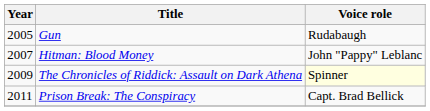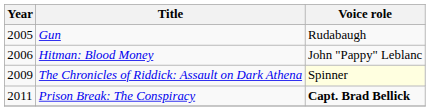(20, 55) 2007 -> (20, 55) 2006
(356, 95) normal -> (359, 95) bold
